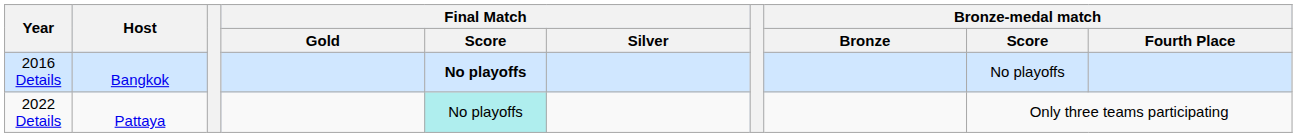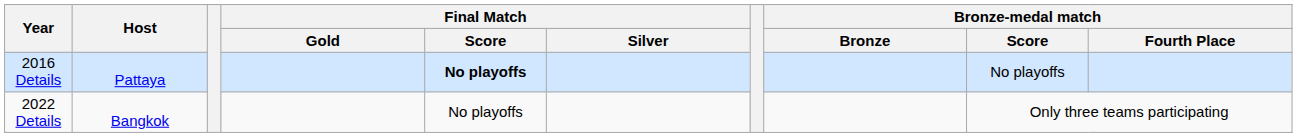(140, 81) Bangkok -> (140, 81) Pattaya
(140, 121) Pattaya -> (140, 121) Bangkok
(485, 113) paleturquoise background -> (485, 113) no background
